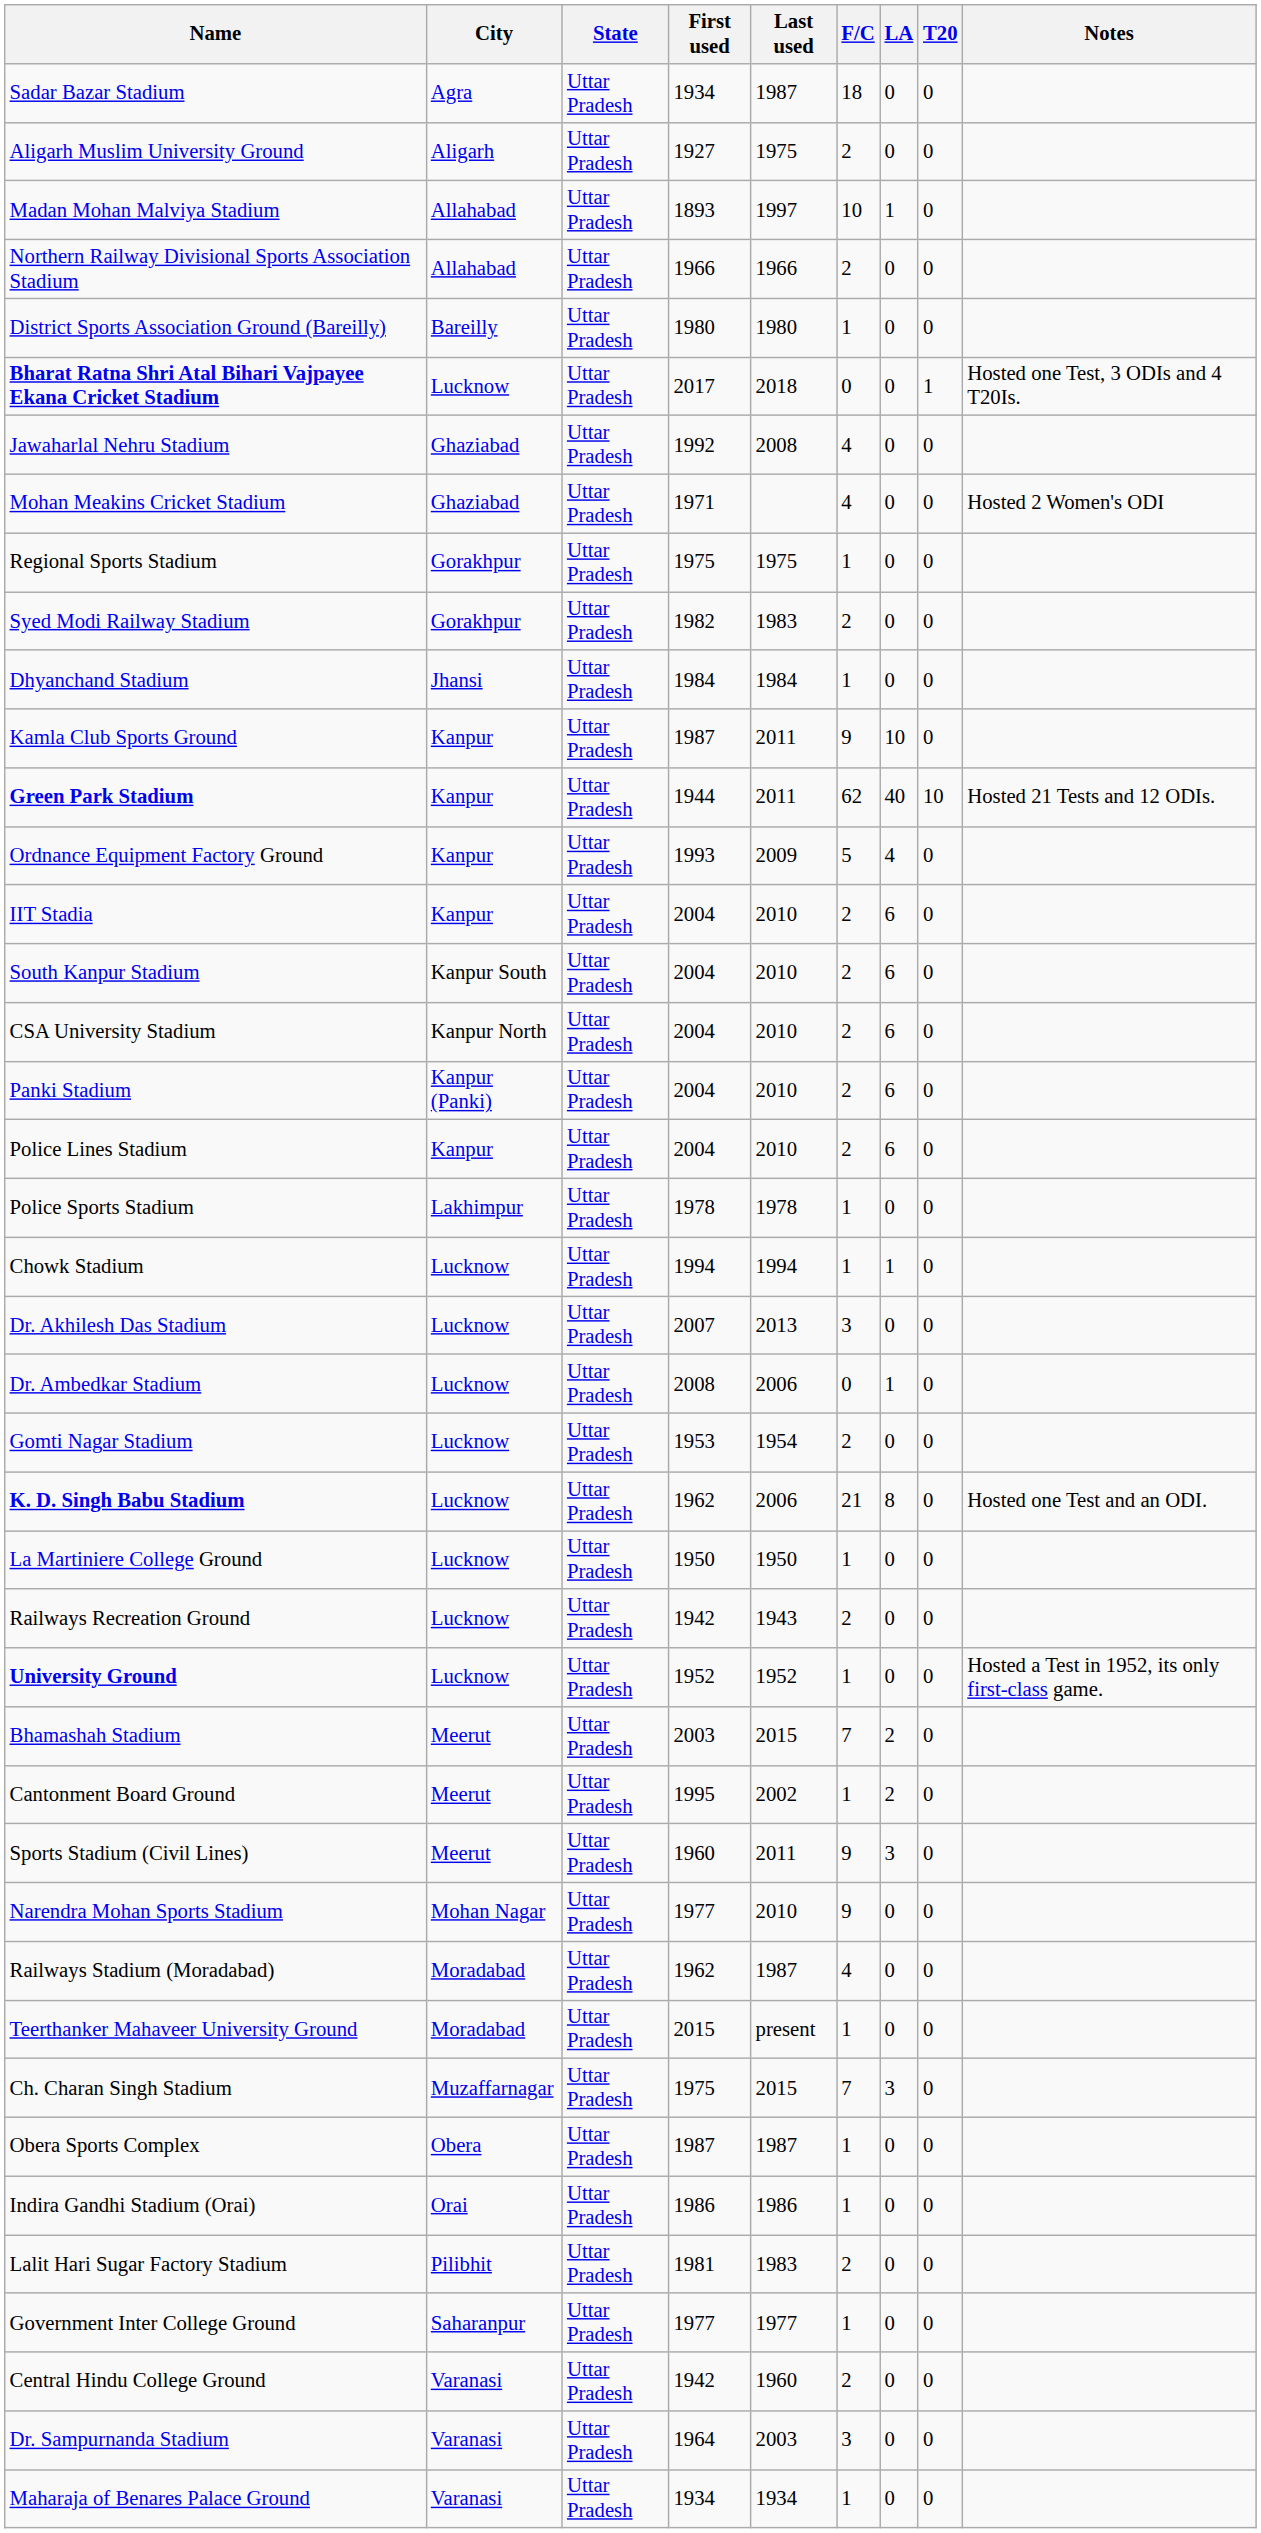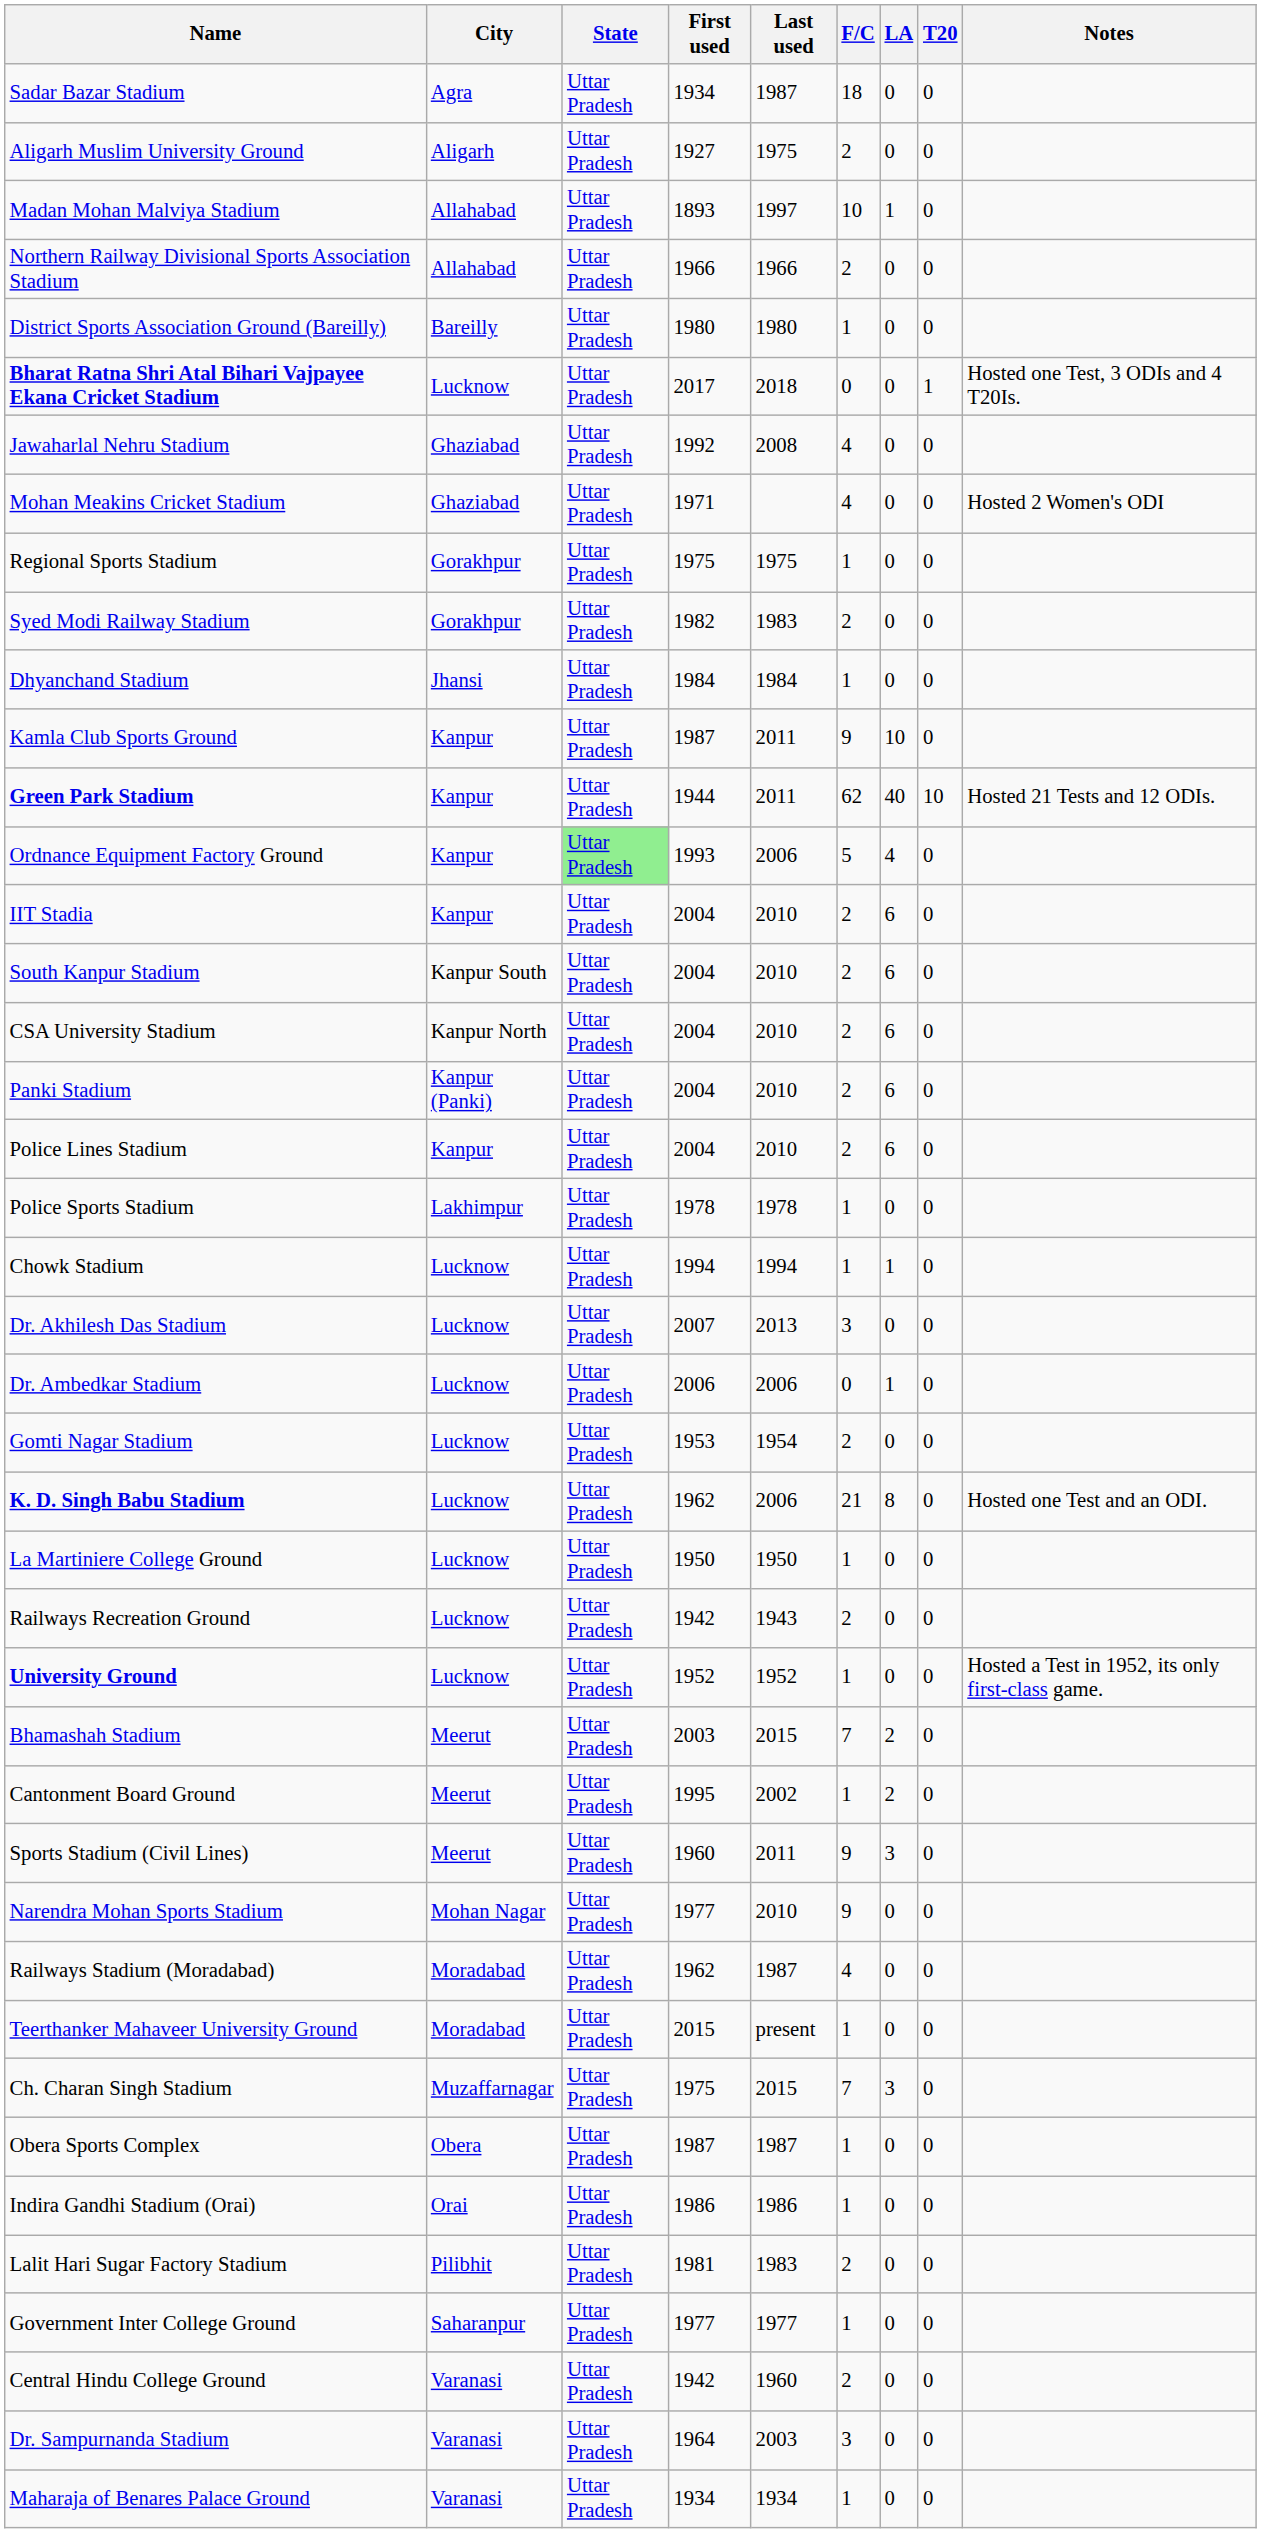(600, 855) no background -> (600, 855) lightgreen background
(776, 855) 2009 -> (776, 855) 2006
(694, 1383) 2008 -> (694, 1383) 2006
